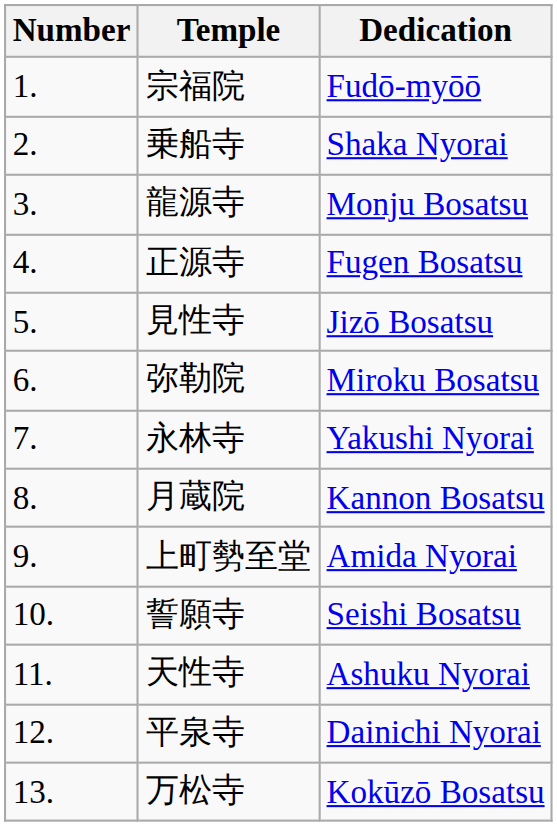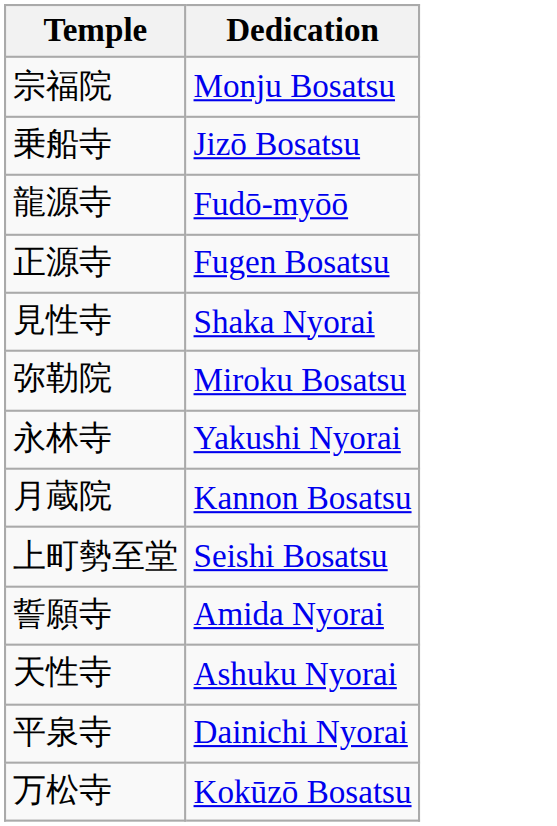- column: (72, 30)
(404, 86) Fudō-myōō -> (294, 86) Monju Bosatsu
(417, 145) Shaka Nyorai -> (277, 145) Jizō Bosatsu
(427, 203) Monju Bosatsu -> (271, 203) Fudō-myōō
(410, 321) Jizō Bosatsu -> (284, 321) Shaka Nyorai
(422, 556) Amida Nyorai -> (291, 556) Seishi Bosatsu
(424, 615) Seishi Bosatsu -> (289, 615) Amida Nyorai
